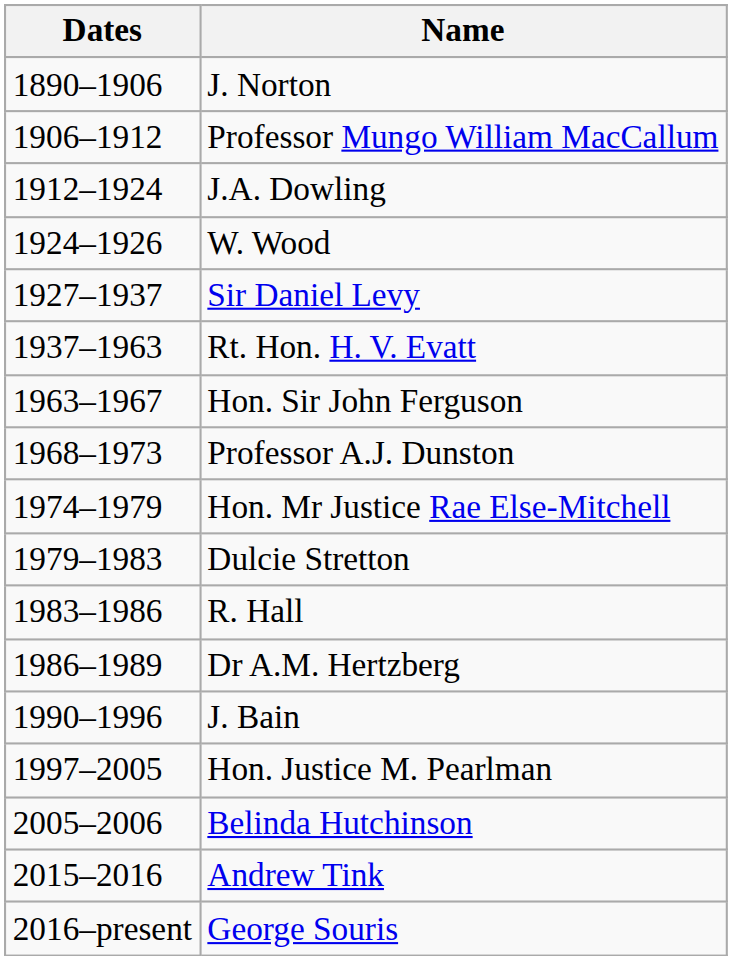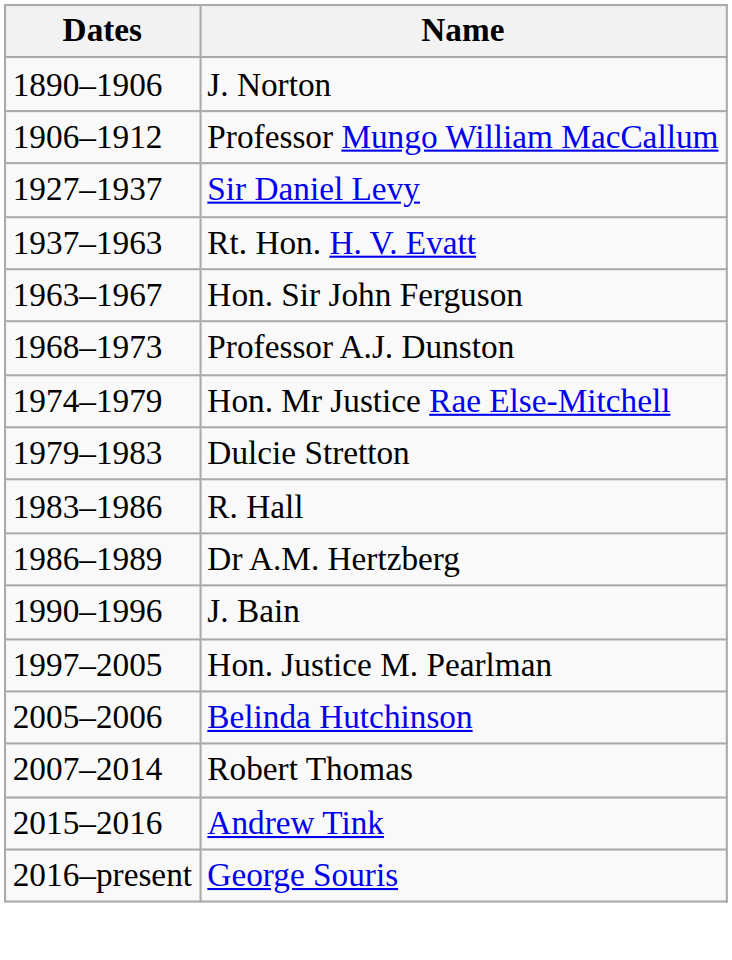- row: (297, 189)
- row: (269, 242)
+ row: (310, 769)
